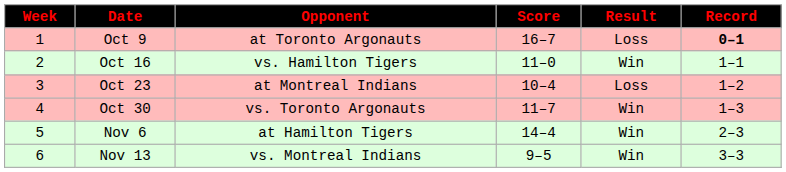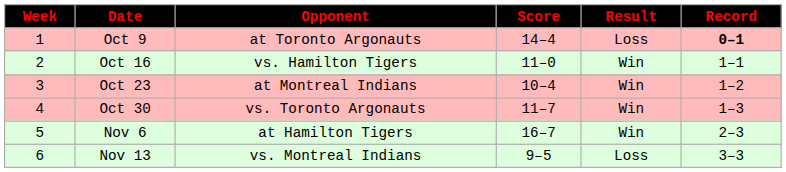(539, 40) 16–7 -> (539, 40) 14–4
(631, 86) Loss -> (631, 86) Win
(539, 133) 14–4 -> (539, 133) 16–7
(631, 156) Win -> (631, 156) Loss
